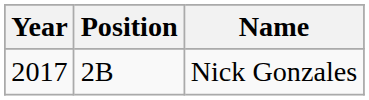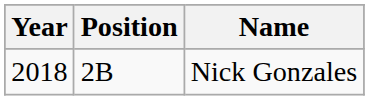(40, 71) 2017 -> (40, 71) 2018
